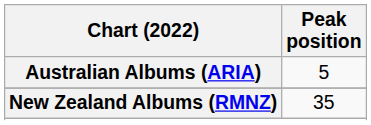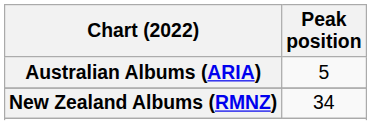(324, 103) 35 -> (324, 103) 34
